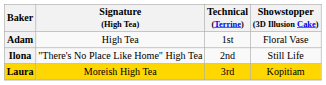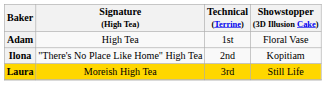(286, 55) Still Life -> (286, 55) Kopitiam
(286, 71) Kopitiam -> (286, 71) Still Life
